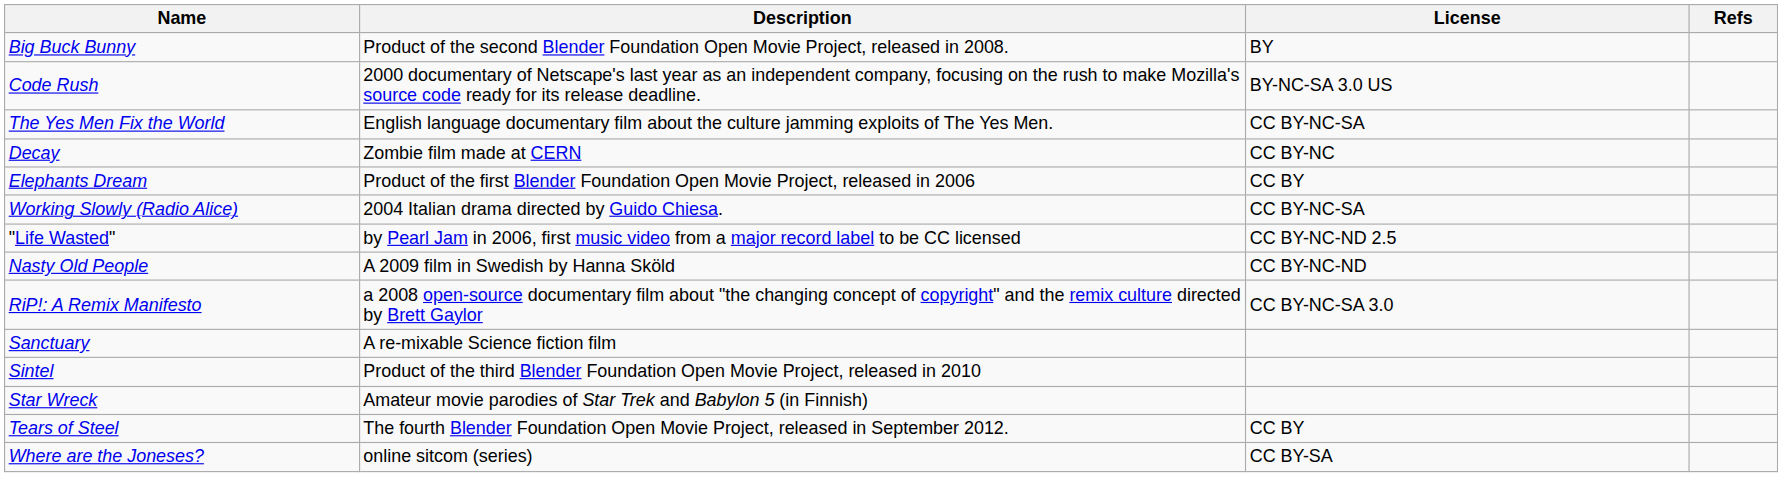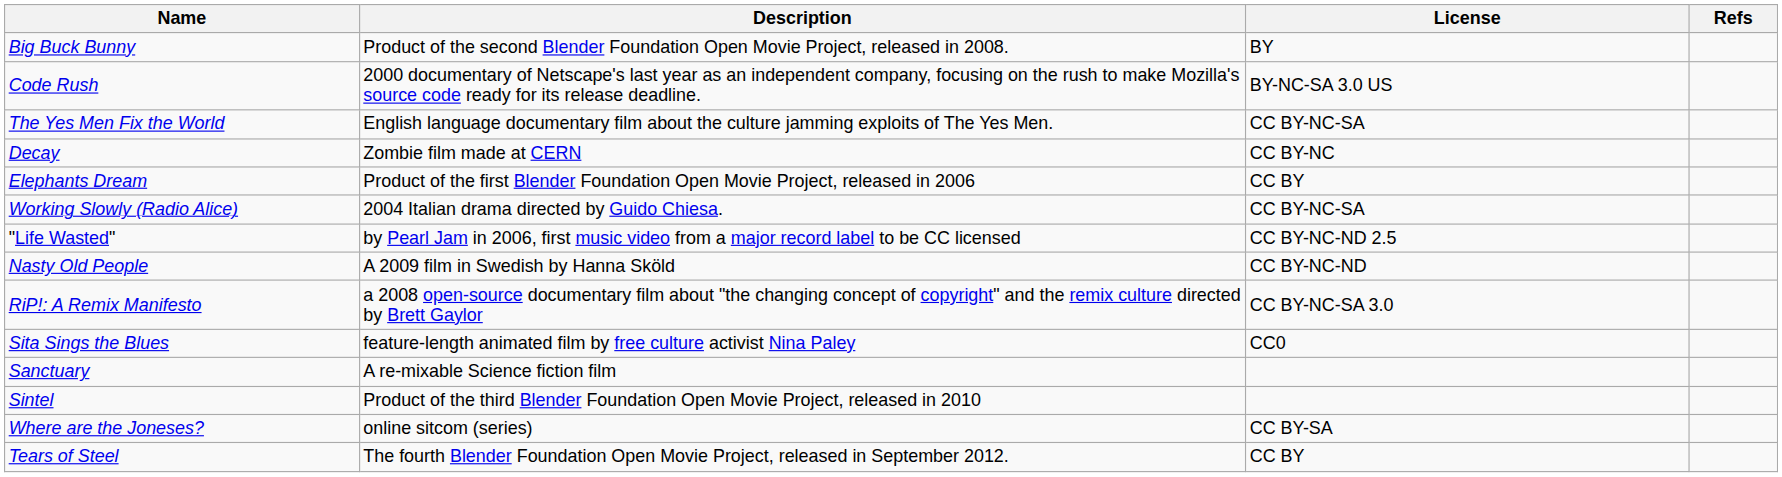+ row: (89, 343)
- row: (53, 400)
rows swapped: (64, 428) <-> (106, 456)
